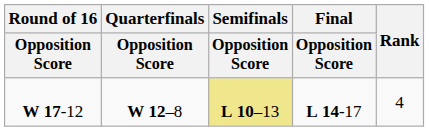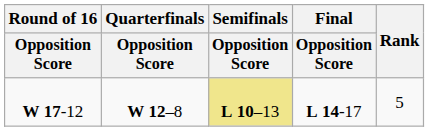(400, 102) 4 -> (400, 102) 5
